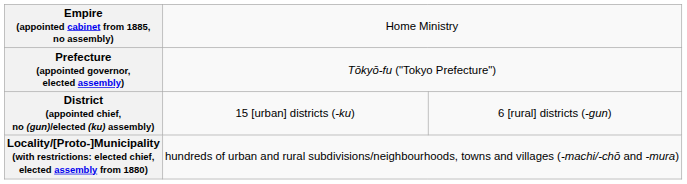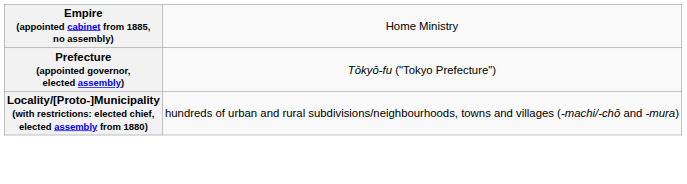- row: (83, 113)
